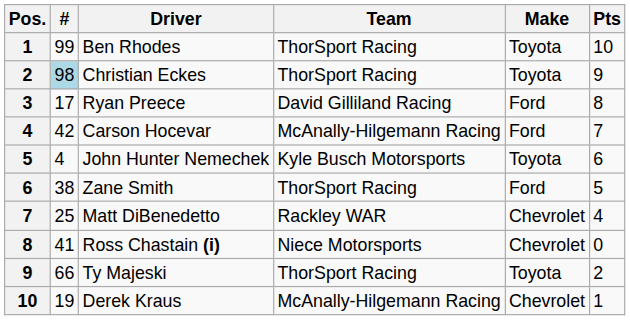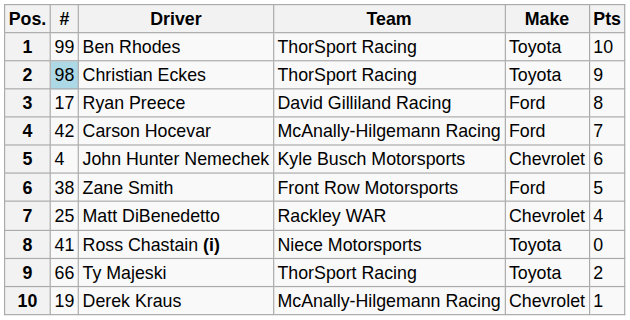(535, 160) Toyota -> (547, 160) Chevrolet
(347, 188) ThorSport Racing -> (368, 188) Front Row Motorsports
(547, 244) Chevrolet -> (535, 244) Toyota
